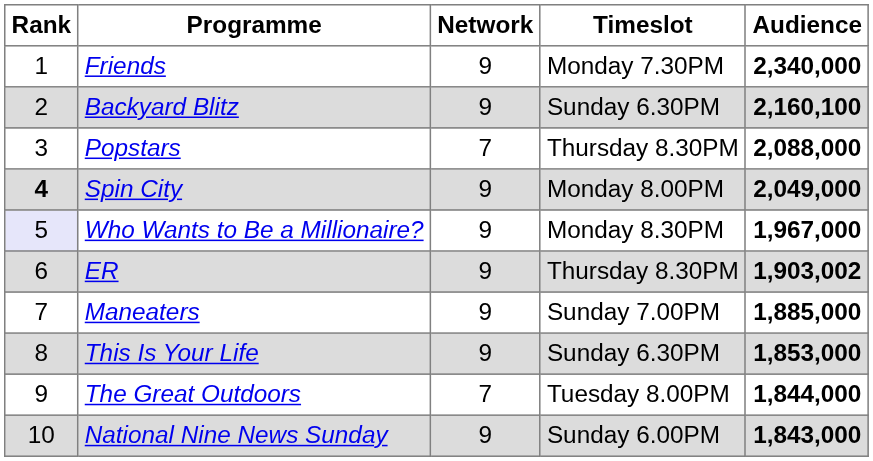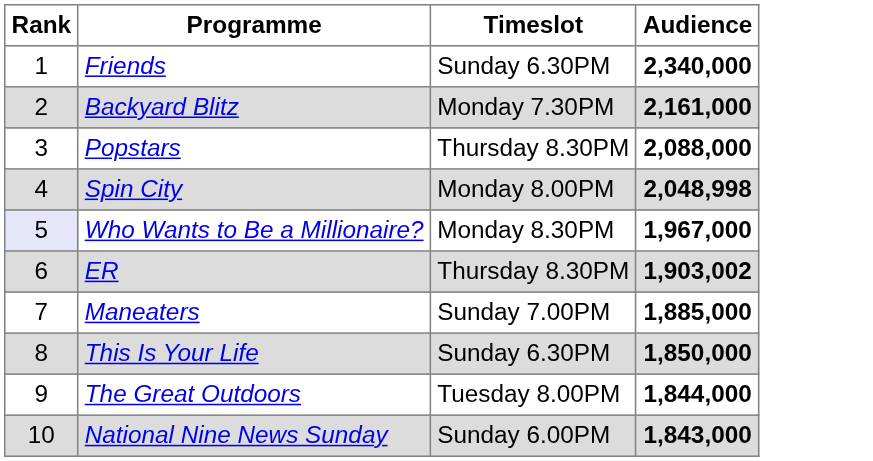- column: (485, 25)
(635, 66) Monday 7.30PM -> (524, 66) Sunday 6.30PM
(633, 107) Sunday 6.30PM -> (526, 107) Monday 7.30PM
(807, 107) 2,160,100 -> (698, 107) 2,161,000
(41, 189) bold -> (41, 189) normal
(807, 189) 2,049,000 -> (698, 189) 2,048,998
(807, 353) 1,853,000 -> (698, 353) 1,850,000
